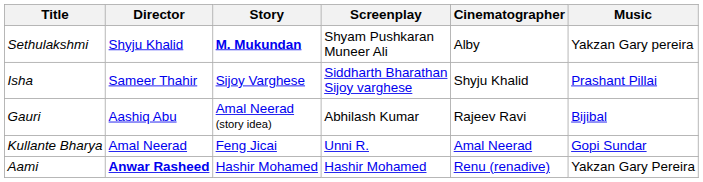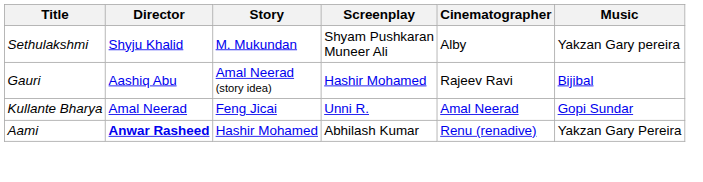(259, 44) bold -> (256, 44) normal
- row: (20, 80)
(372, 116) Abhilash Kumar -> (375, 80) Hashir Mohamed
(375, 167) Hashir Mohamed -> (372, 130) Abhilash Kumar
